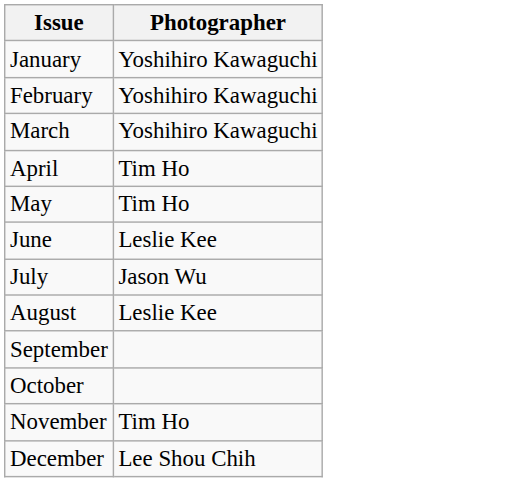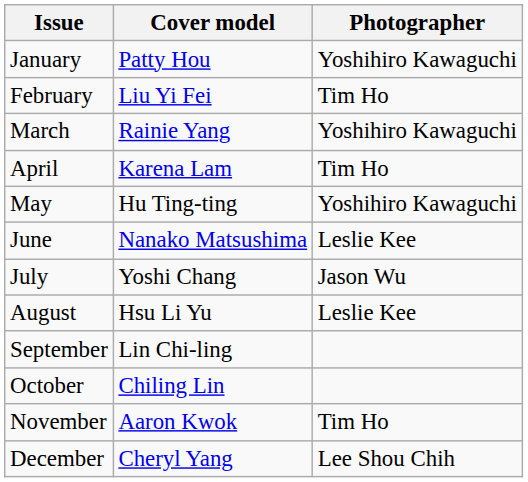+ column: (213, 22)
(218, 95) Yoshihiro Kawaguchi -> (353, 95) Tim Ho
(154, 204) Tim Ho -> (417, 204) Yoshihiro Kawaguchi
